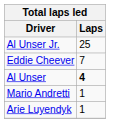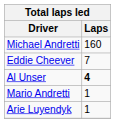+ row: (43, 45)
- row: (33, 45)
